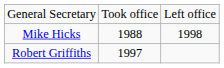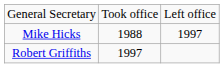(190, 33) 1998 -> (190, 33) 1997
